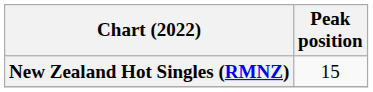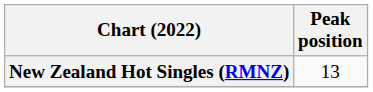(330, 71) 15 -> (330, 71) 13
